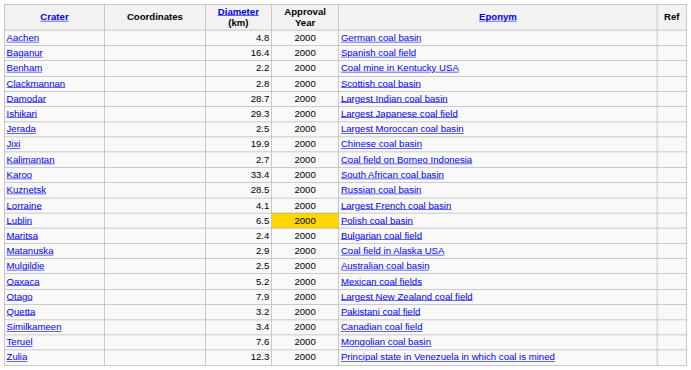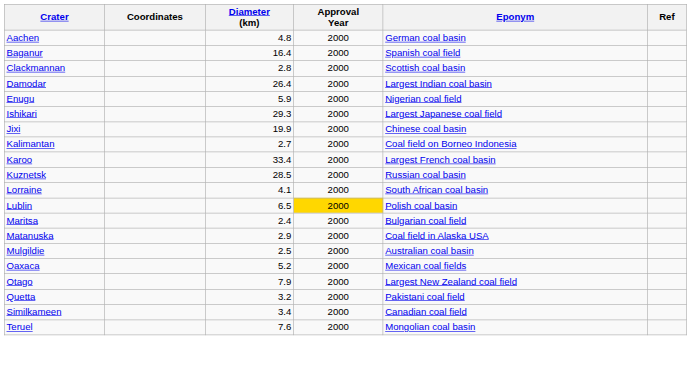- row: (24, 68)
(260, 99) 28.7 -> (282, 83) 26.4
+ row: (20, 99)
- row: (21, 129)
(392, 175) South African coal basin -> (440, 159) Largest French coal basin
(396, 205) Largest French coal basin -> (437, 190) South African coal basin
- row: (17, 357)
